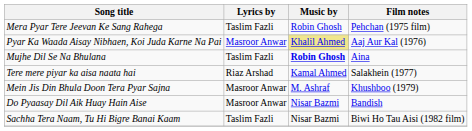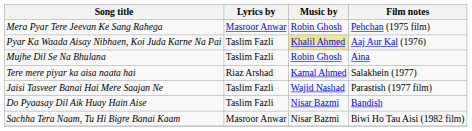(250, 27) Taslim Fazli -> (256, 27) Masroor Anwar
(256, 42) Masroor Anwar -> (250, 42) Taslim Fazli
(318, 57) bold -> (316, 57) normal
+ row: (85, 88)
- row: (88, 88)
(256, 103) Masroor Anwar -> (250, 103) Taslim Fazli
(250, 118) Taslim Fazli -> (256, 118) Masroor Anwar
